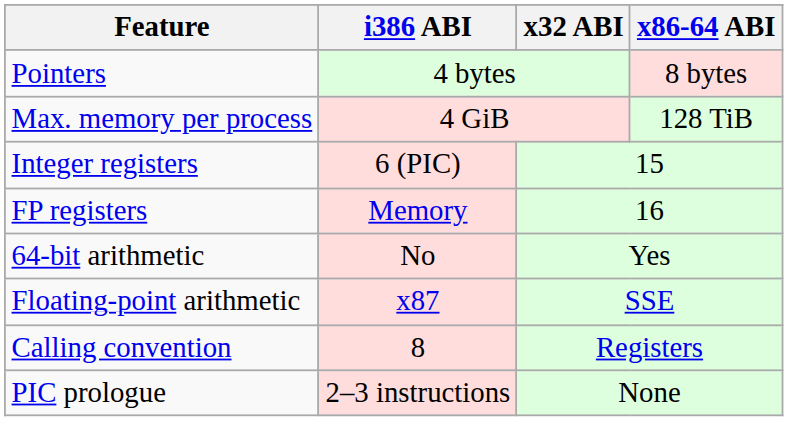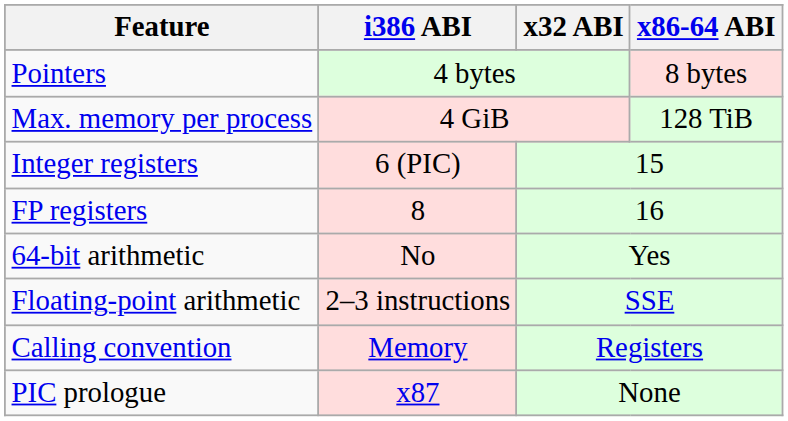(418, 210) Memory -> (418, 210) 8
(418, 301) x87 -> (418, 301) 2–3 instructions
(418, 347) 8 -> (418, 347) Memory
(418, 392) 2–3 instructions -> (418, 392) x87
